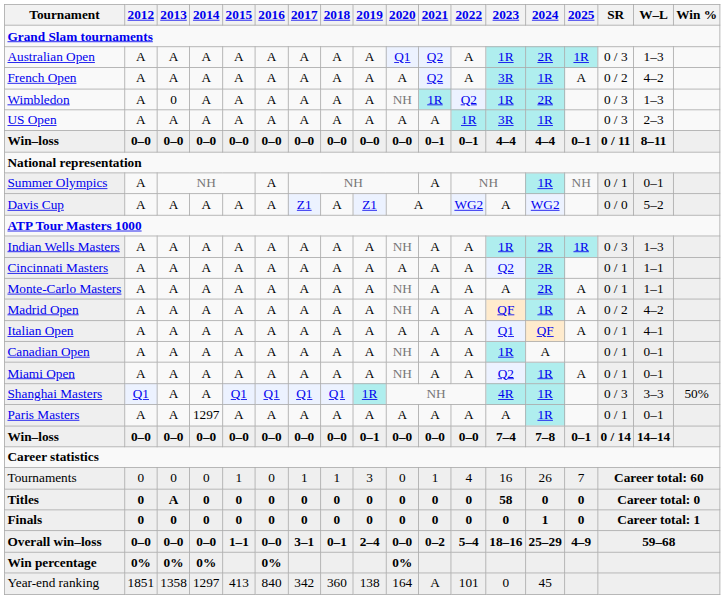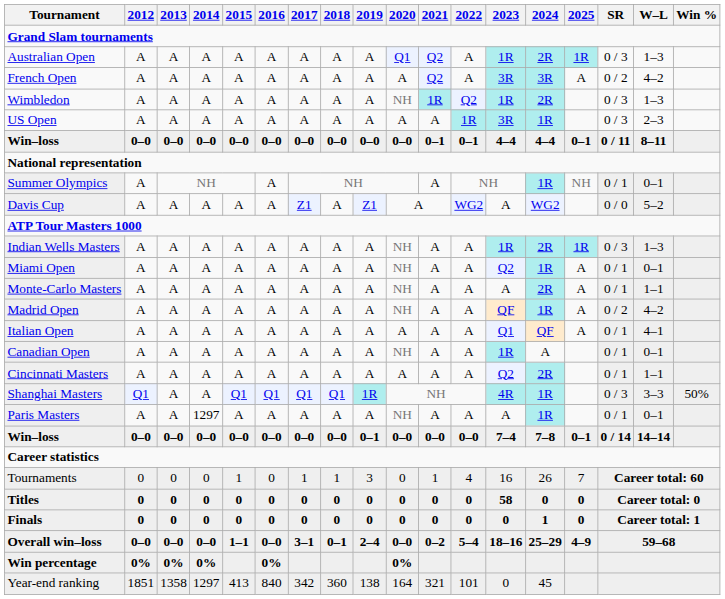(545, 78) 1R -> (545, 78) 3R
(174, 99) 0 -> (174, 99) A
rows swapped: (41, 373) <-> (58, 267)
(402, 415) A -> (402, 415) NH
(174, 499) A -> (174, 499) 0
(435, 583) A -> (435, 583) 321
